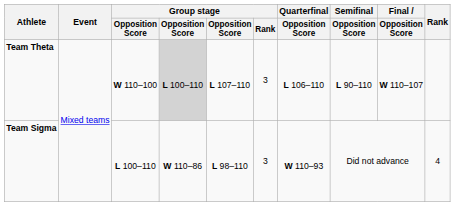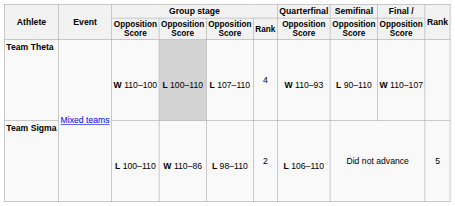(265, 81) 3 -> (265, 81) 4
(304, 85) L 106–110 -> (304, 85) W 110–93
(265, 161) 3 -> (265, 161) 2
(304, 166) W 110–93 -> (304, 166) L 106–110
(438, 161) 4 -> (438, 161) 5
